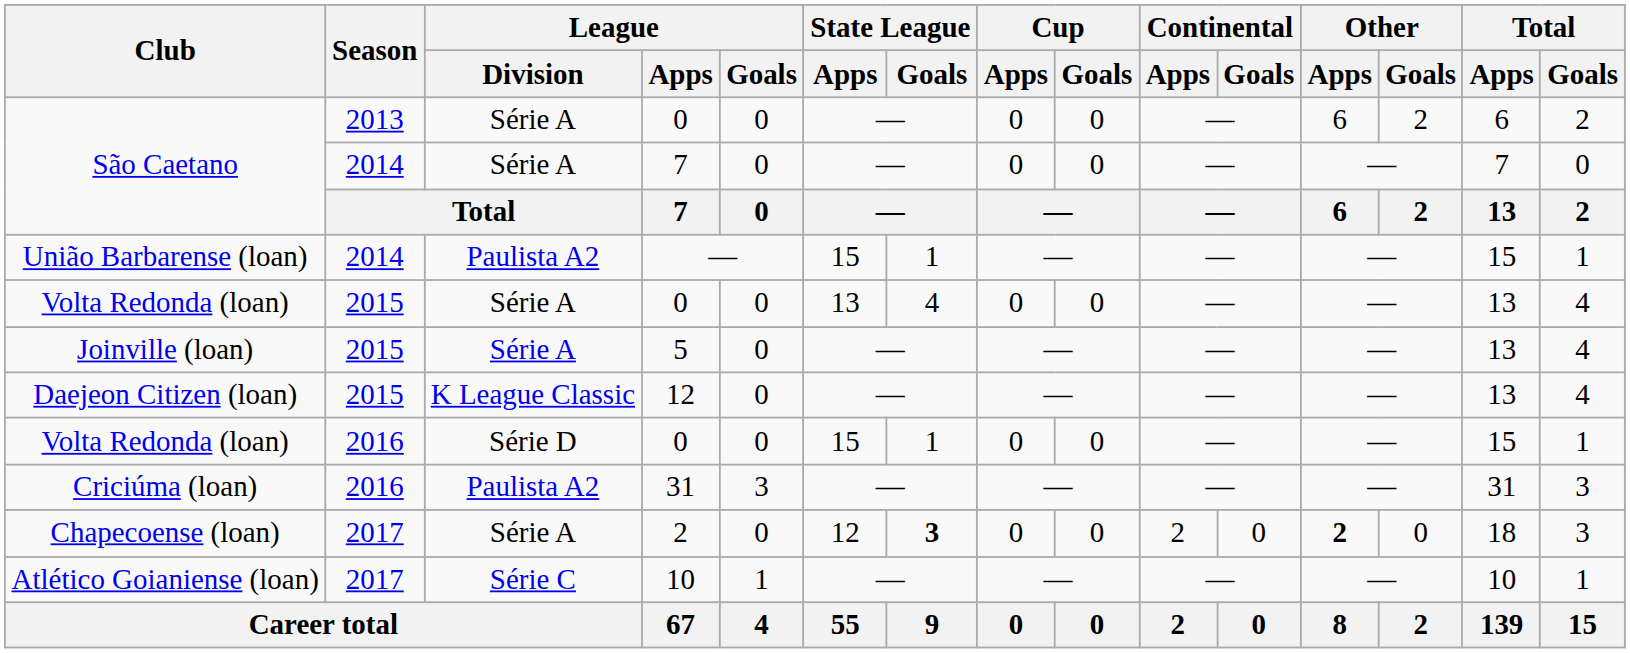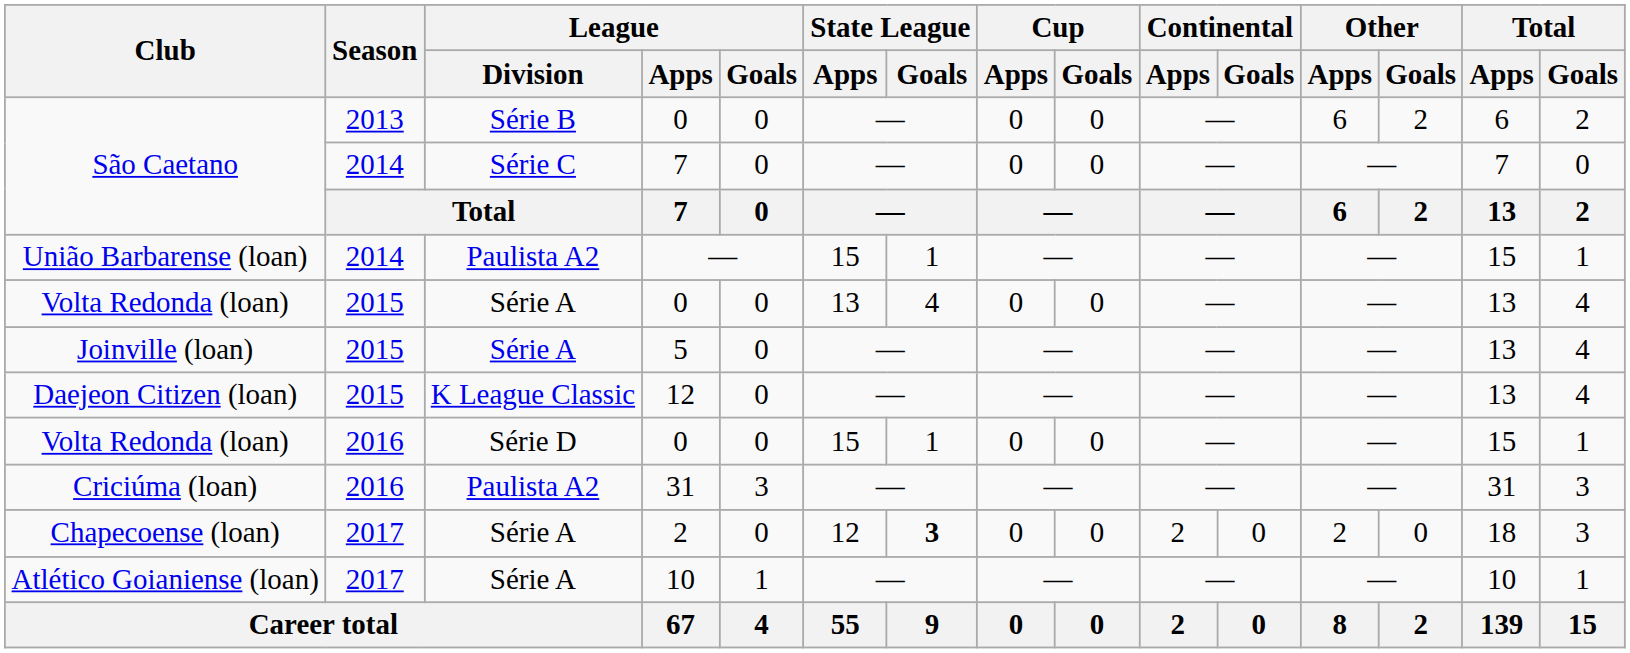(533, 119) Série A -> (533, 119) Série B
(533, 165) Série A -> (533, 165) Série C
(1340, 532) bold -> (1340, 532) normal
(533, 578) Série C -> (533, 578) Série A
